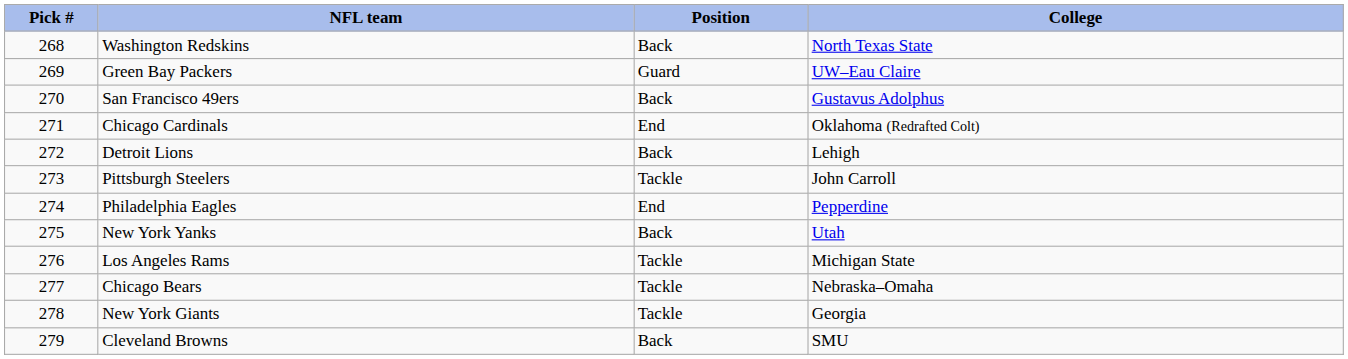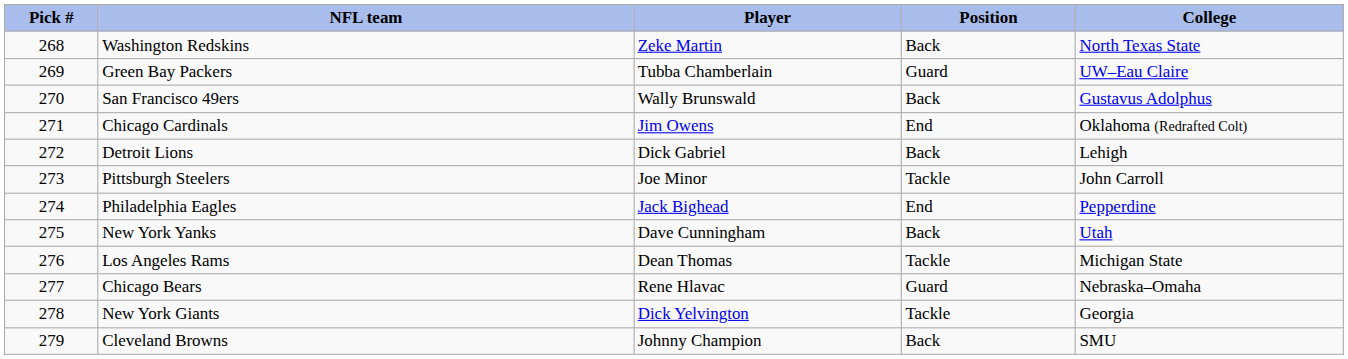+ column: (768, 17)
(660, 286) Tackle -> (927, 286) Guard
